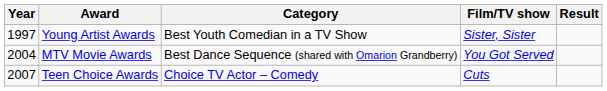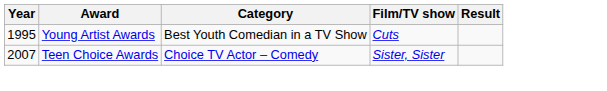(22, 34) 1997 -> (22, 34) 1995
(499, 34) Sister, Sister -> (386, 34) Cuts
- row: (97, 55)
(476, 75) Cuts -> (408, 55) Sister, Sister
